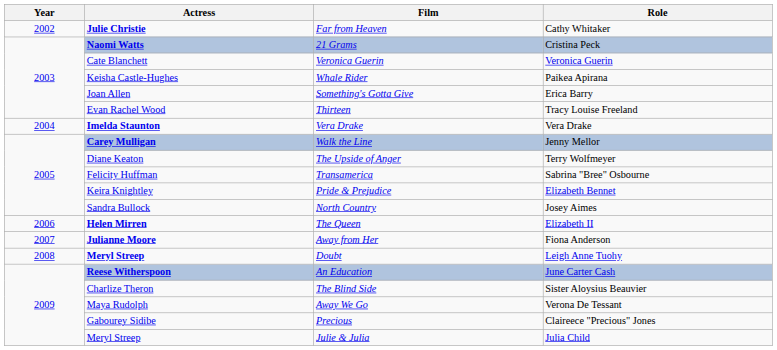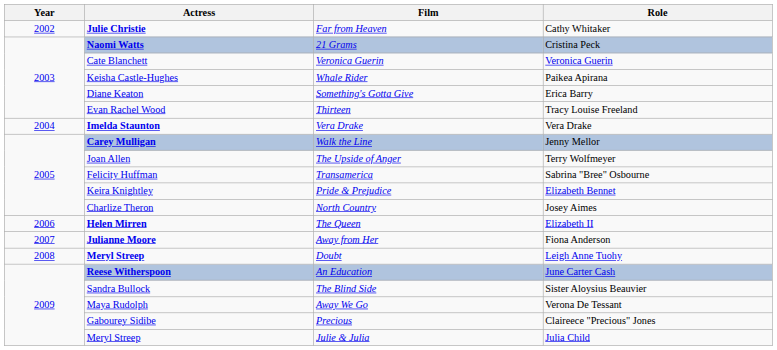(109, 93) Joan Allen -> (115, 93) Diane Keaton
(115, 158) Diane Keaton -> (109, 158) Joan Allen
(118, 207) Sandra Bullock -> (120, 207) Charlize Theron
(120, 288) Charlize Theron -> (118, 288) Sandra Bullock
